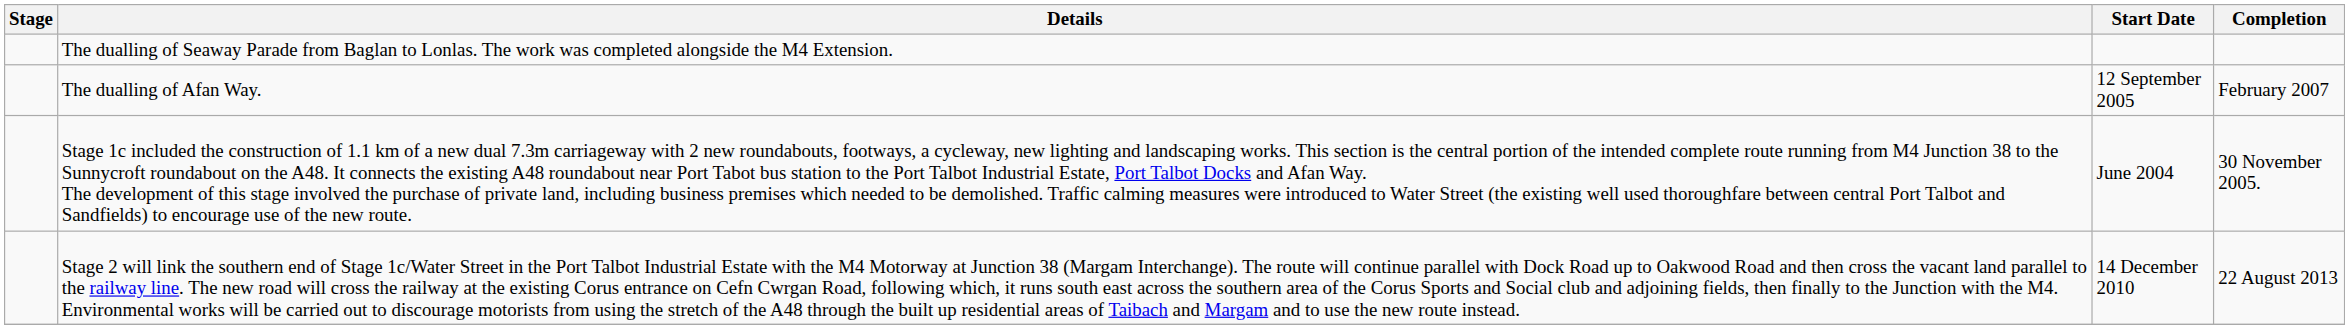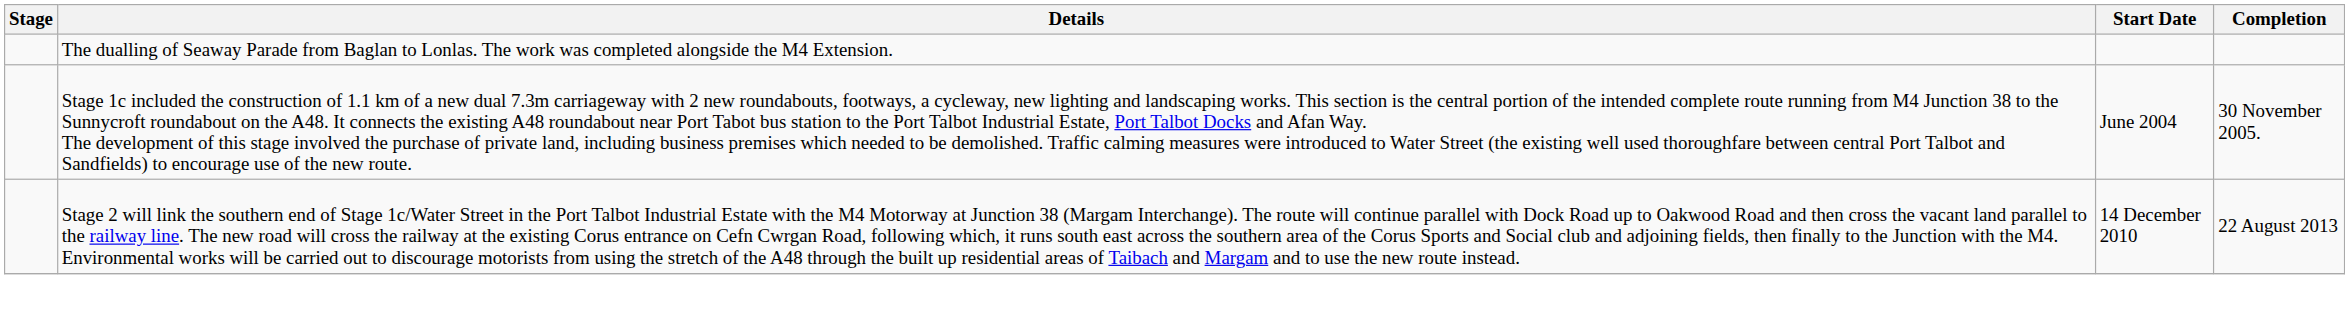- row: (162, 89)
